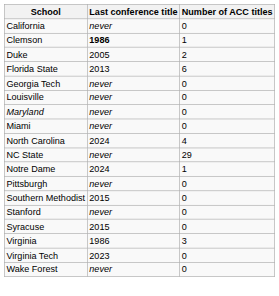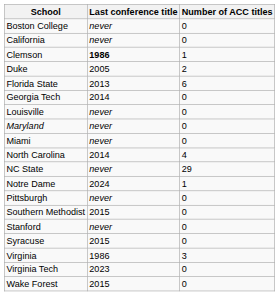+ row: (37, 26)
(101, 84) never -> (99, 98) 2014
(99, 141) 2024 -> (99, 155) 2014
(101, 270) never -> (99, 284) 2015
